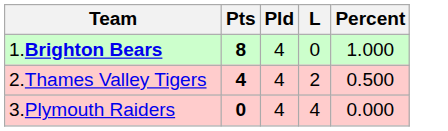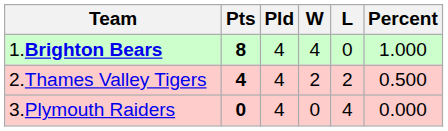+ column: (315, 19)
